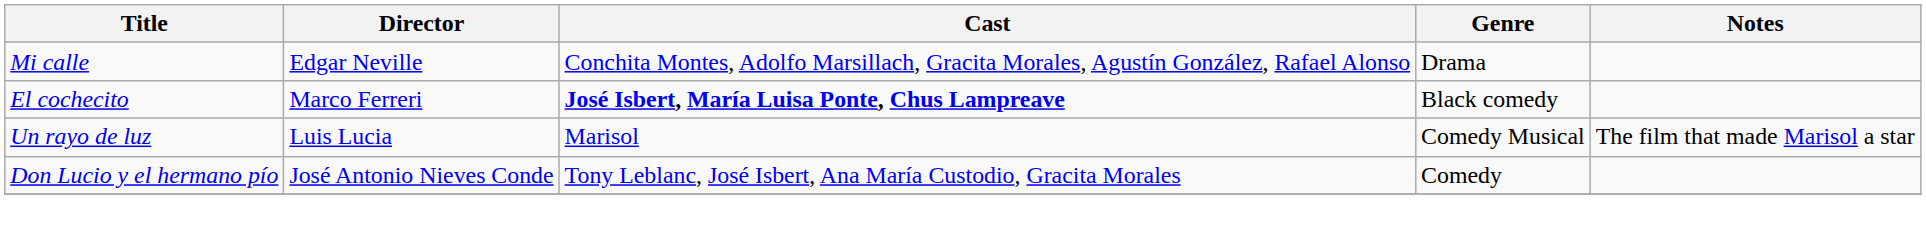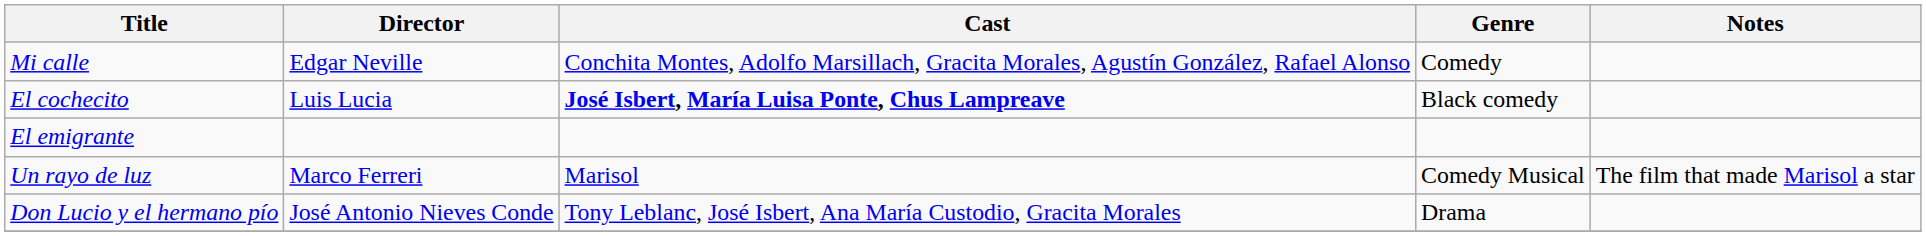(1454, 61) Drama -> (1461, 61) Comedy
(356, 99) Marco Ferreri -> (341, 99) Luis Lucia
+ row: (72, 136)
(341, 136) Luis Lucia -> (356, 174) Marco Ferreri
(1461, 174) Comedy -> (1454, 212) Drama
